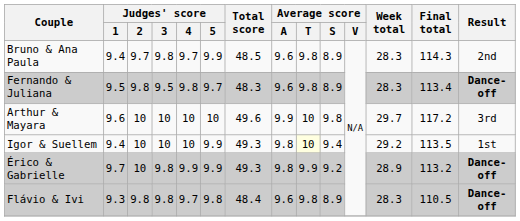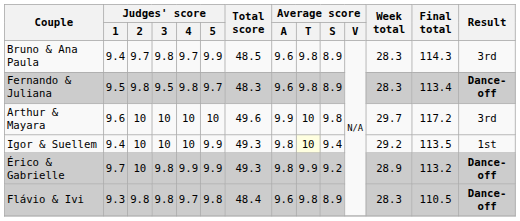(487, 56) 2nd -> (487, 56) 3rd
